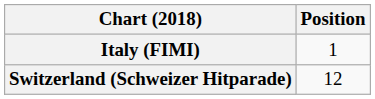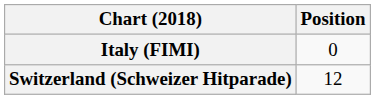(333, 49) 1 -> (333, 49) 0
